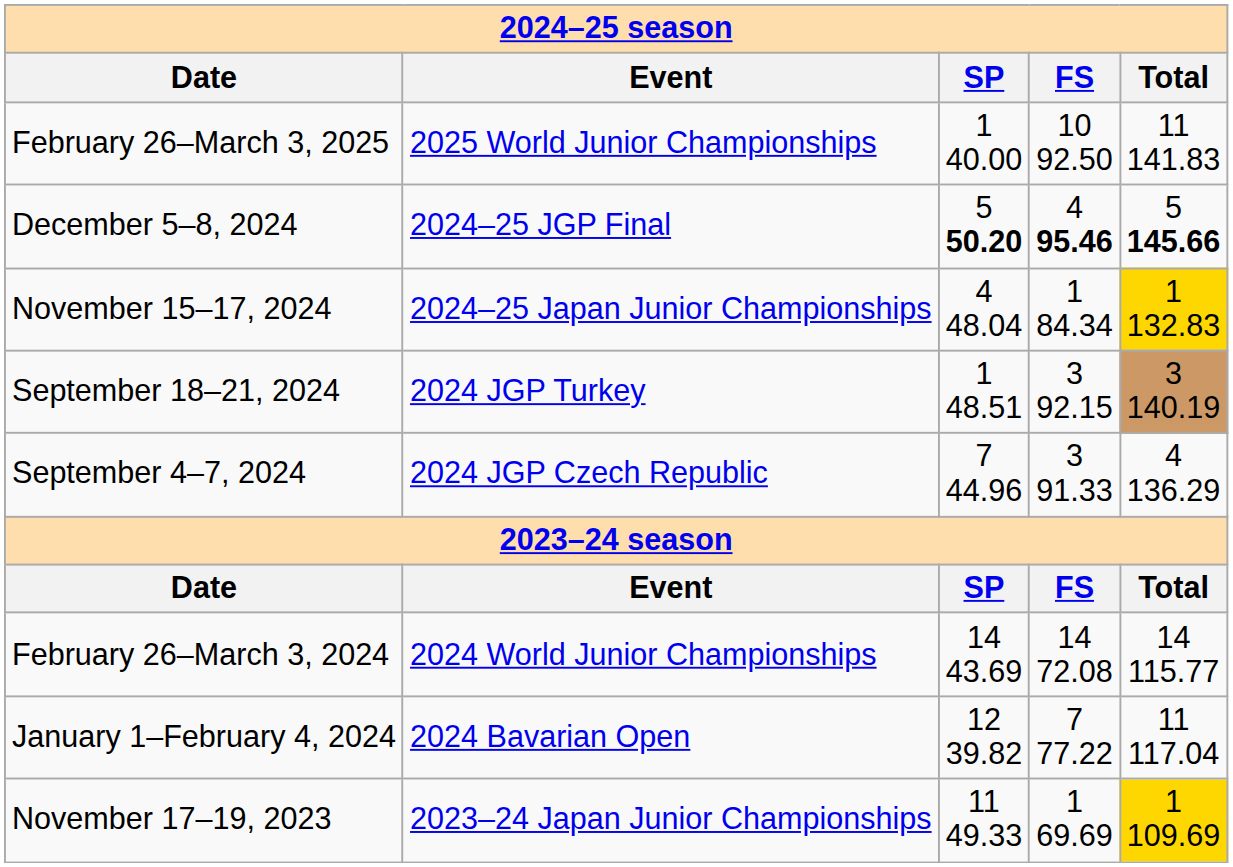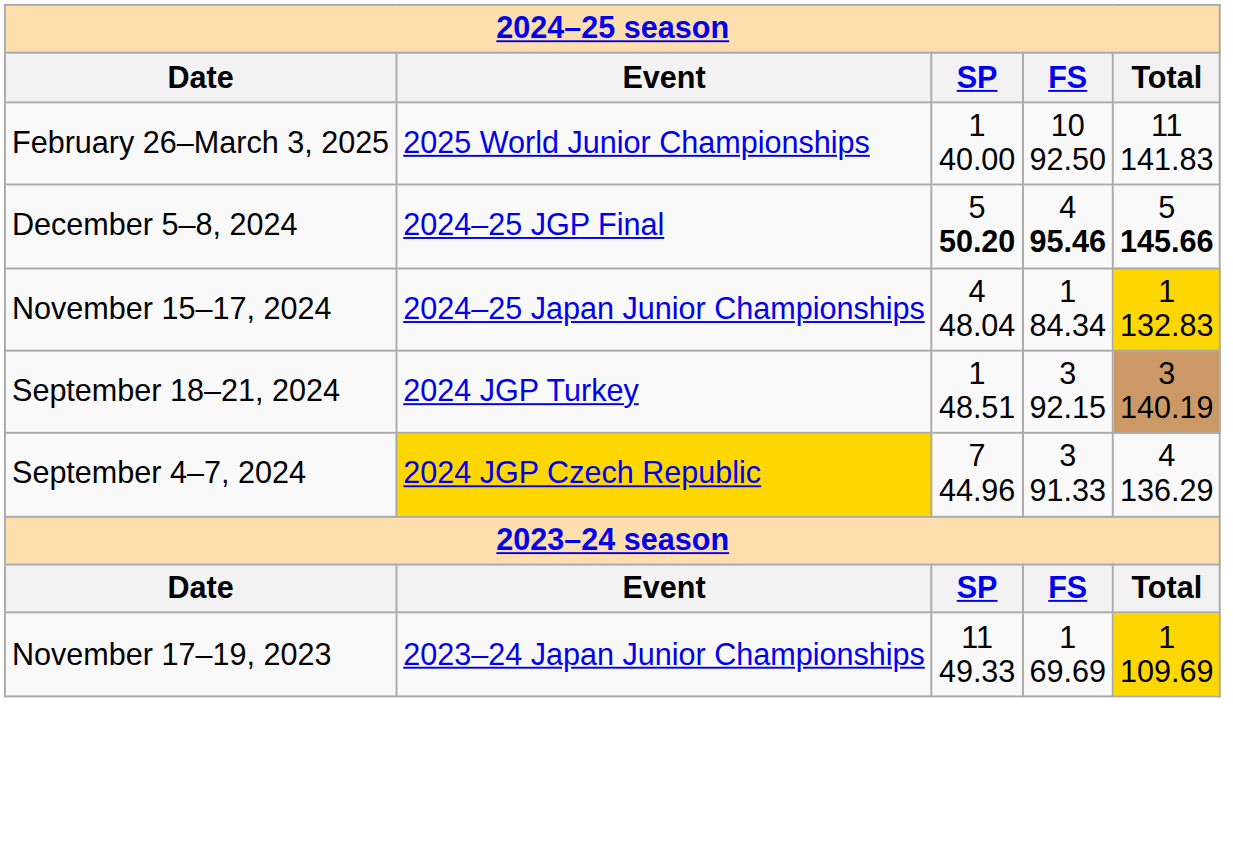(589, 474) no background -> (582, 474) gold background
- row: (201, 654)
- row: (204, 736)
